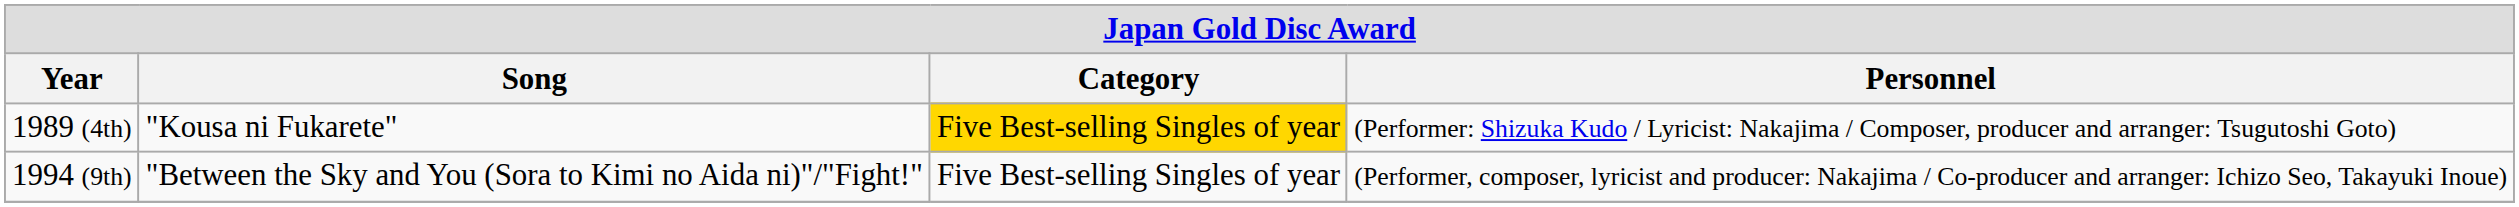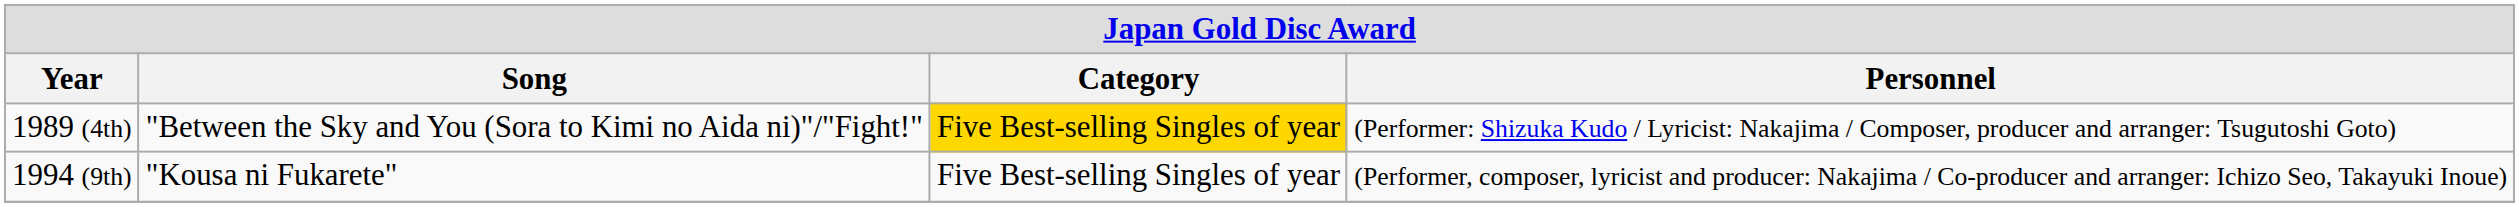(272, 126) "Kousa ni Fukarete" -> (534, 126) "Between the Sky and You (Sora to Kimi no Aida ni)"/"Fight!"
(534, 175) "Between the Sky and You (Sora to Kimi no Aida ni)"/"Fight!" -> (272, 175) "Kousa ni Fukarete"
